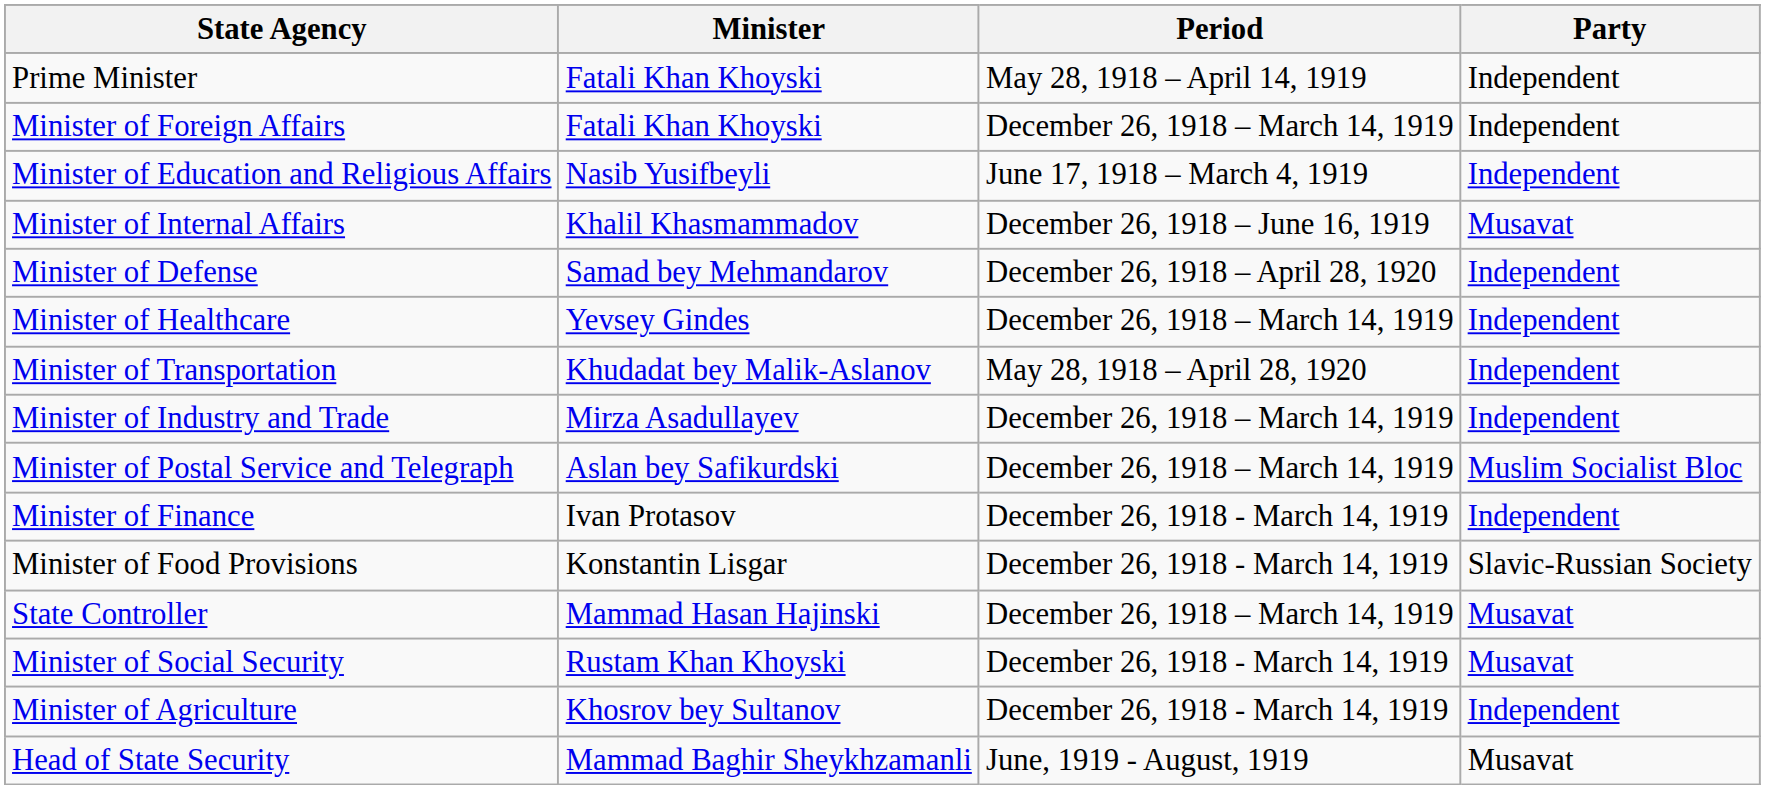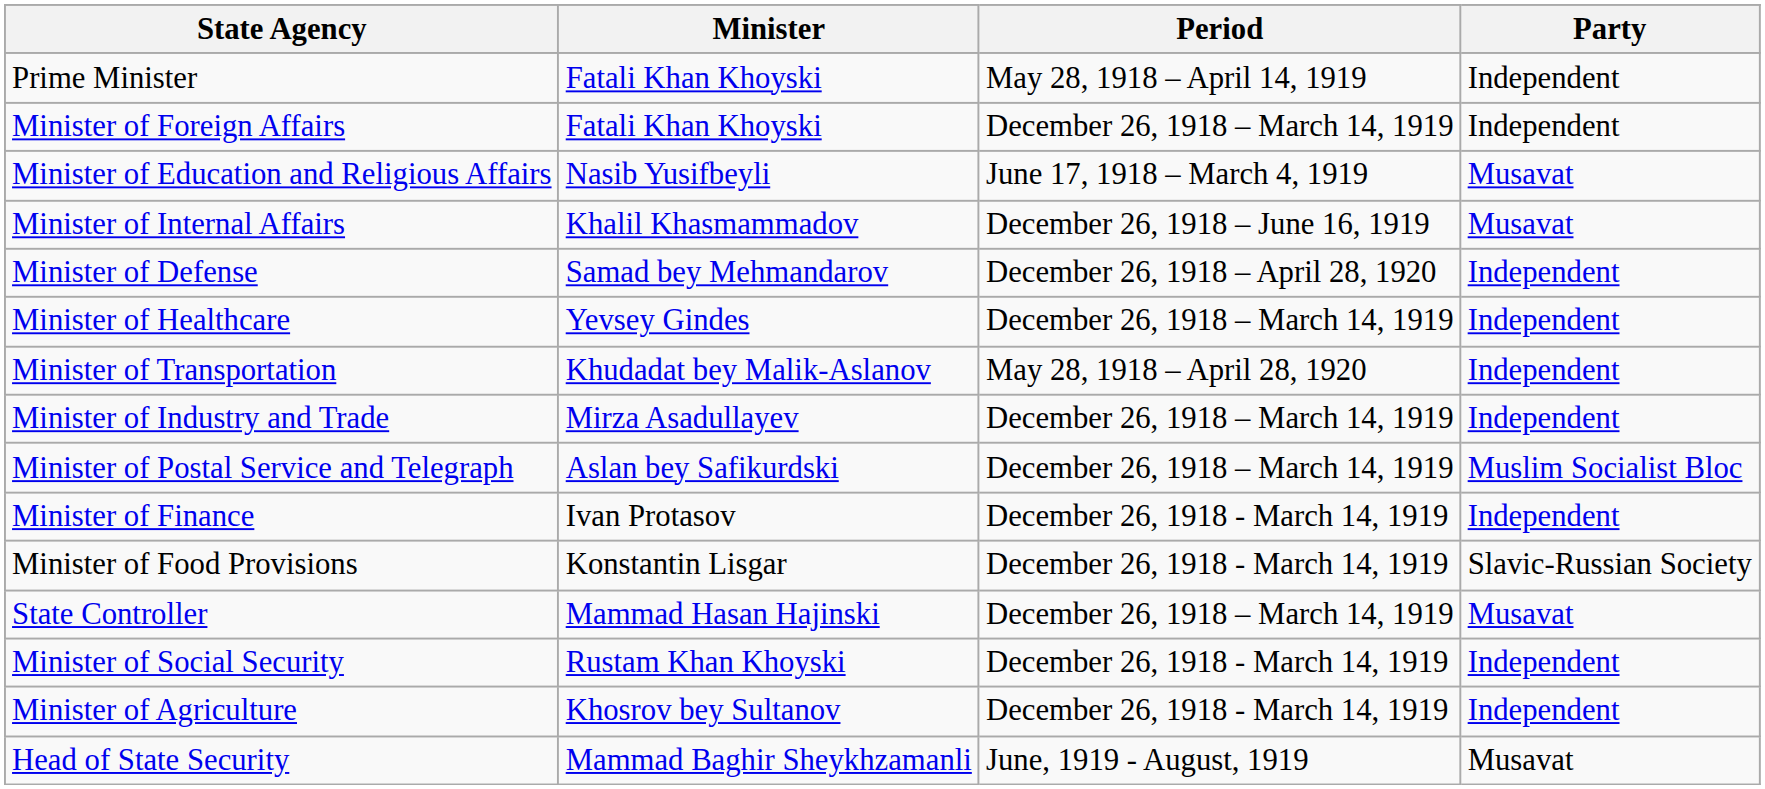(1544, 175) Independent -> (1521, 175) Musavat
(1521, 662) Musavat -> (1544, 662) Independent
